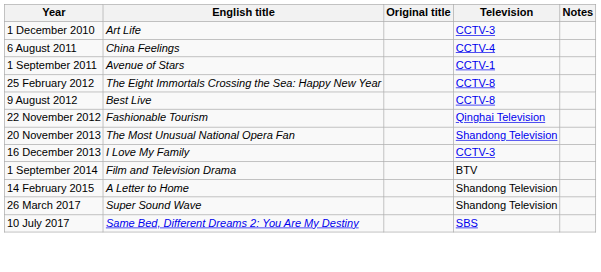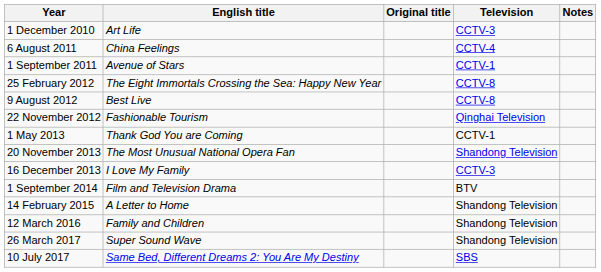+ row: (36, 135)
+ row: (44, 223)
